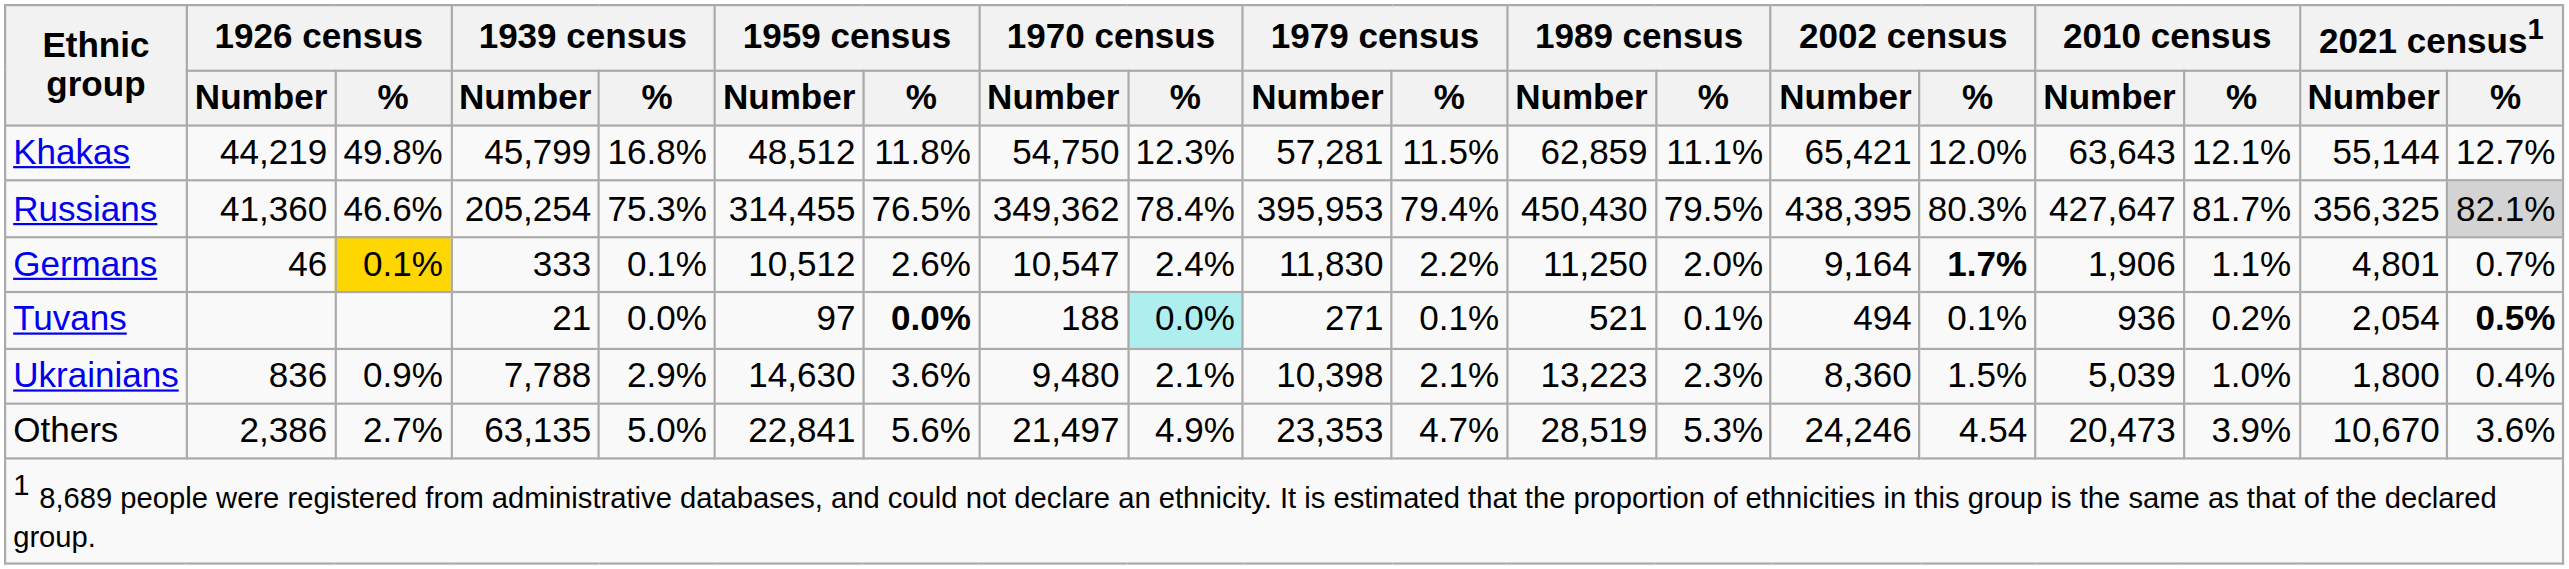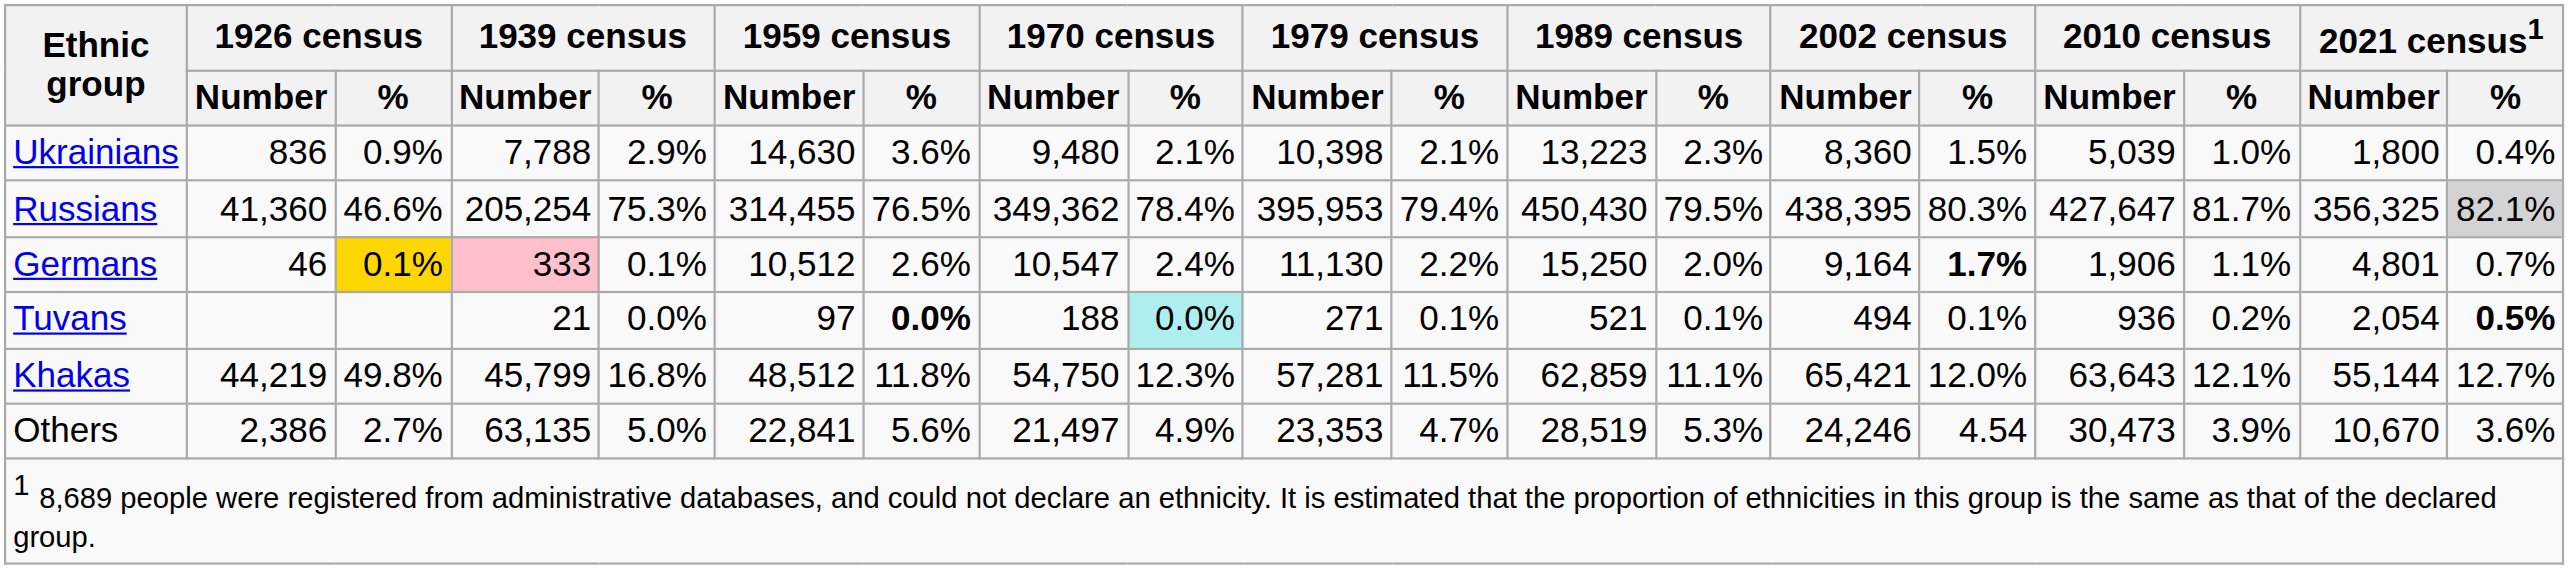rows swapped: (72, 152) <-> (96, 375)
(562, 264) no background -> (562, 264) pink background
(1331, 264) 11,830 -> (1331, 264) 11,130
(1595, 264) 11,250 -> (1594, 264) 15,250
(2122, 430) 20,473 -> (2122, 430) 30,473
